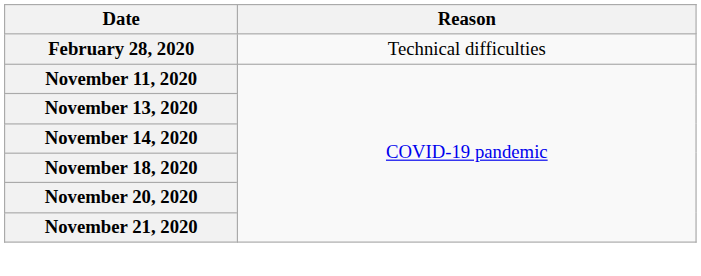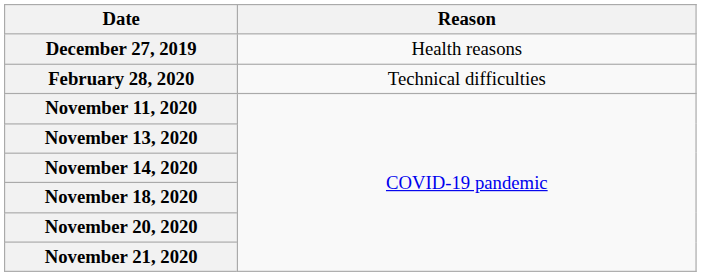+ row: (121, 49)
